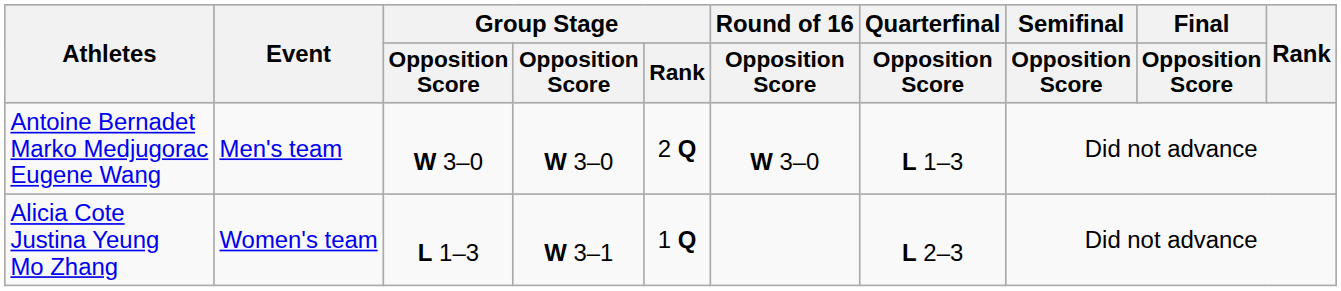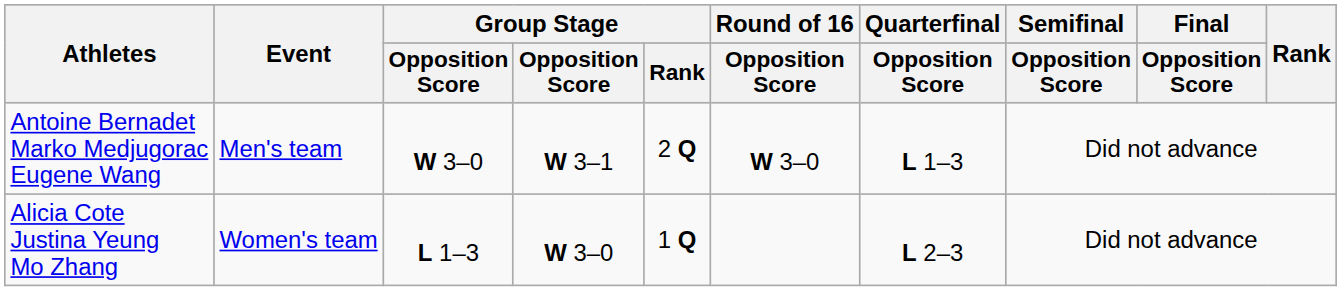(579, 162) W 3–0 -> (579, 162) W 3–1
(579, 253) W 3–1 -> (579, 253) W 3–0
